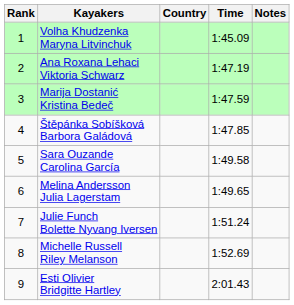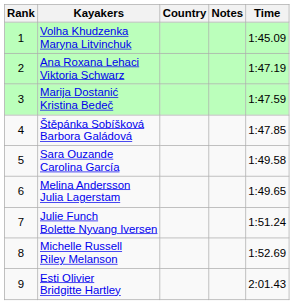columns swapped: (230, 13) <-> (270, 13)
